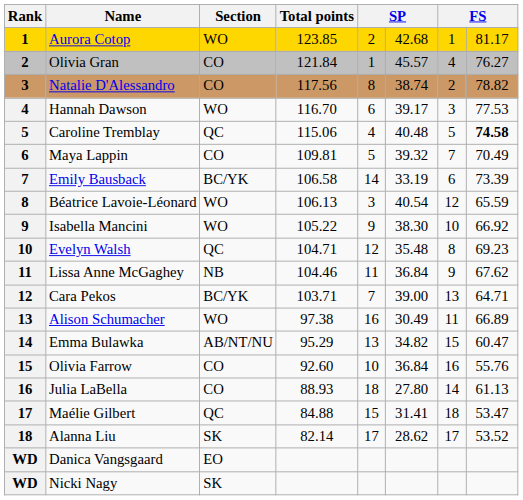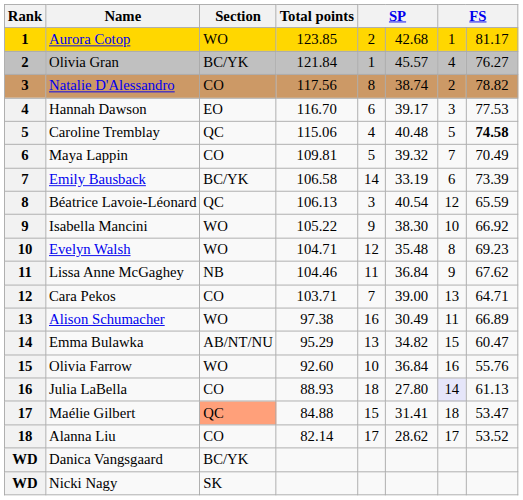(214, 62) CO -> (226, 62) BC/YK
(216, 109) WO -> (213, 109) EO
(216, 202) WO -> (214, 202) QC
(214, 249) QC -> (216, 249) WO
(226, 296) BC/YK -> (214, 296) CO
(214, 366) CO -> (216, 366) WO
(452, 389) no background -> (452, 389) lavender background
(214, 413) no background -> (214, 413) lightsalmon background
(213, 436) SK -> (214, 436) CO
(213, 459) EO -> (226, 459) BC/YK
